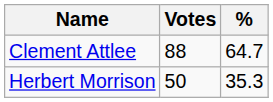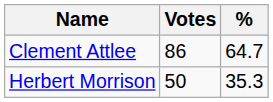(175, 50) 88 -> (175, 50) 86
